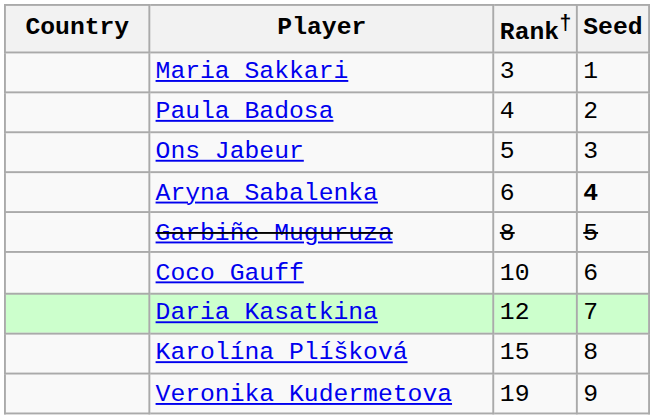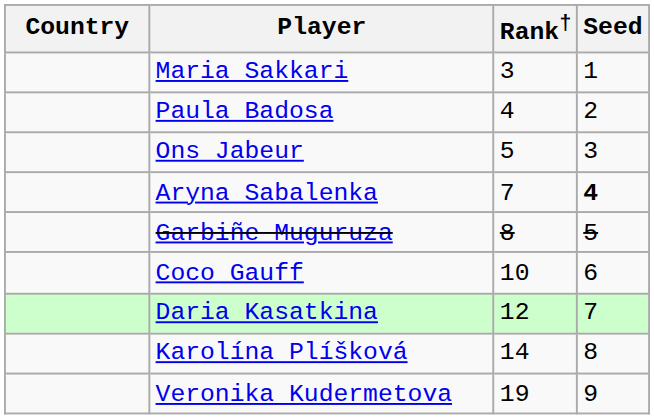(507, 192) 6 -> (507, 192) 7
(515, 353) 15 -> (515, 353) 14
